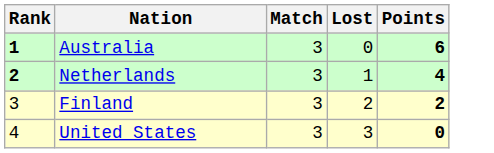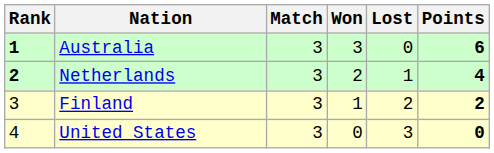+ column: (347, 19)
